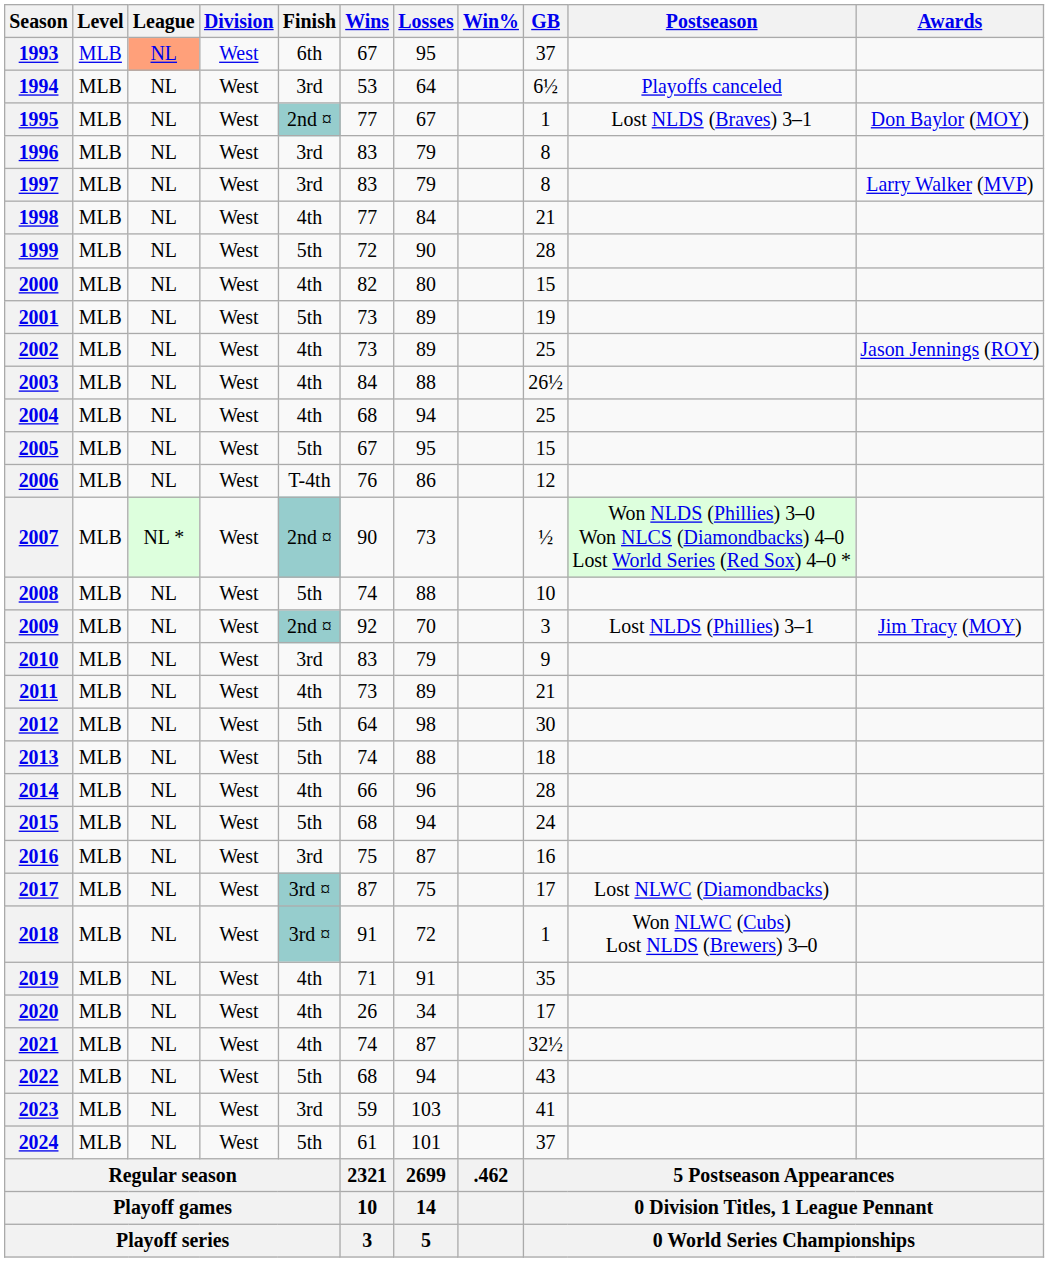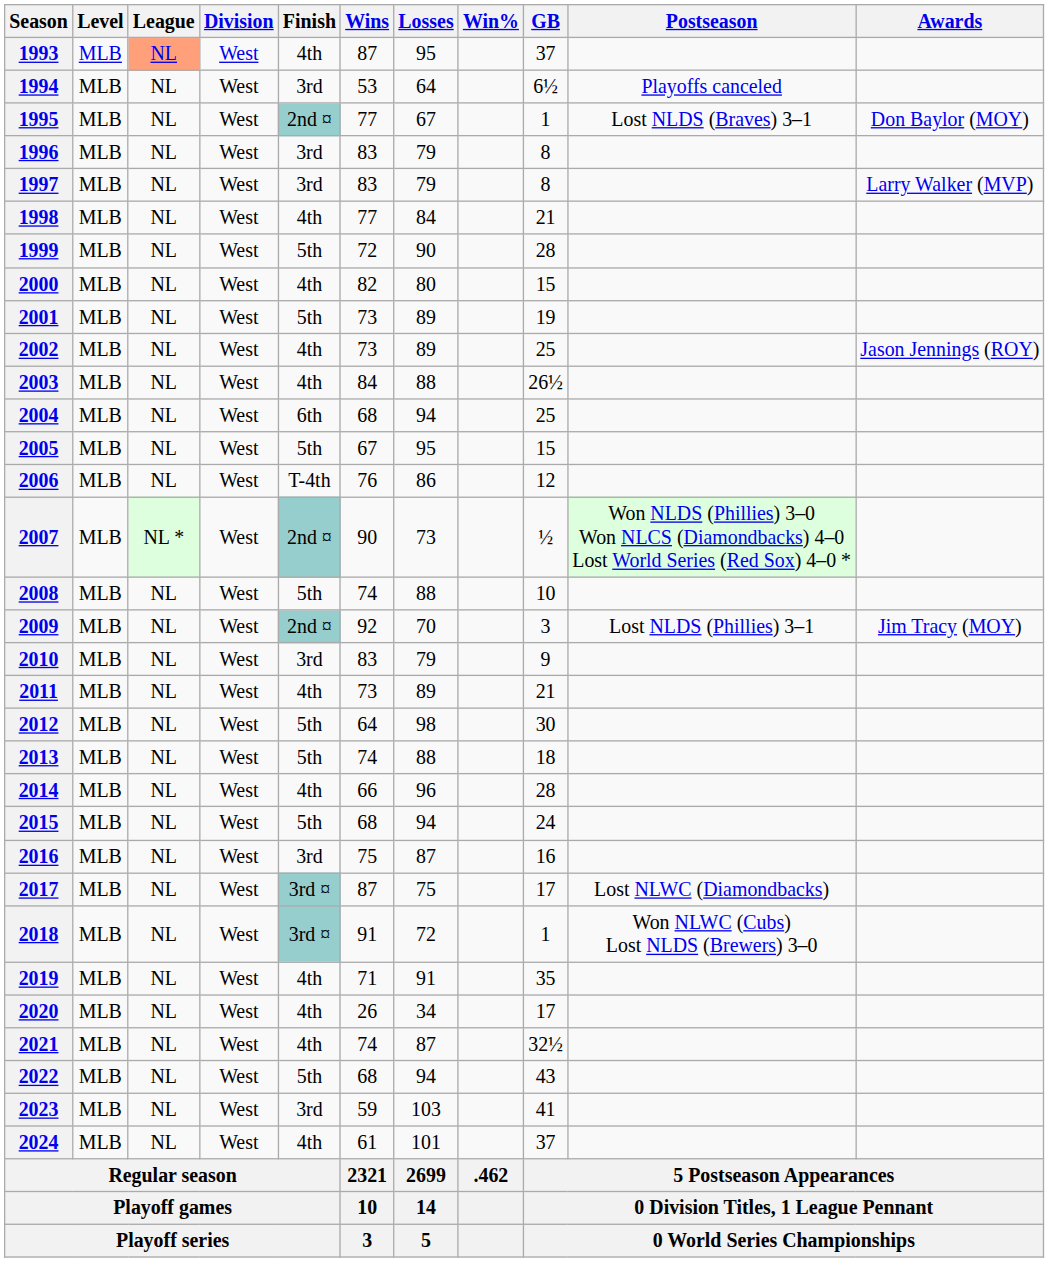(309, 53) 6th -> (309, 53) 4th
(367, 53) 67 -> (367, 53) 87
(309, 415) 4th -> (309, 415) 6th
(309, 1142) 5th -> (309, 1142) 4th
